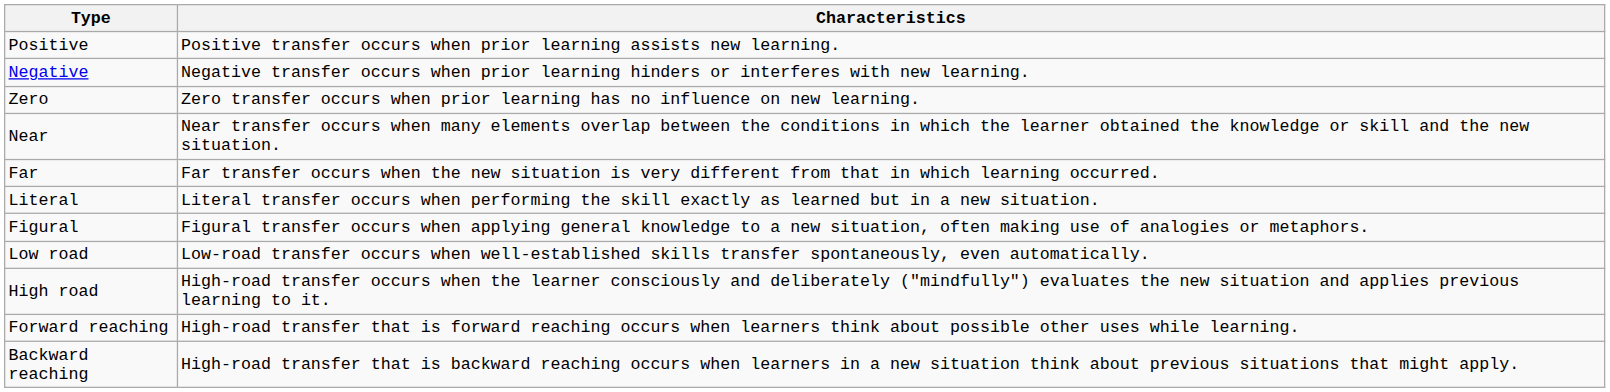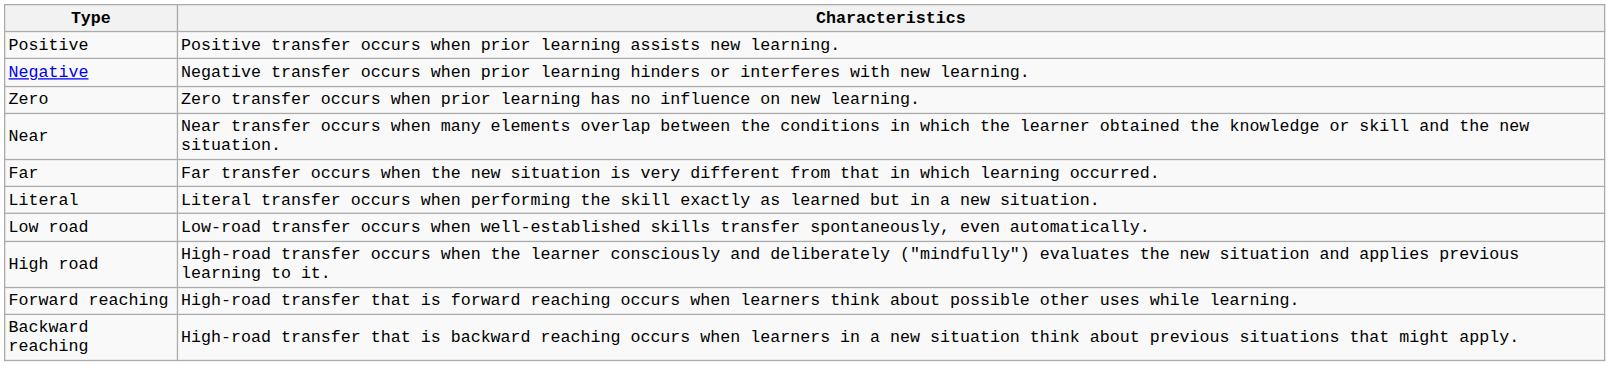- row: (44, 227)
